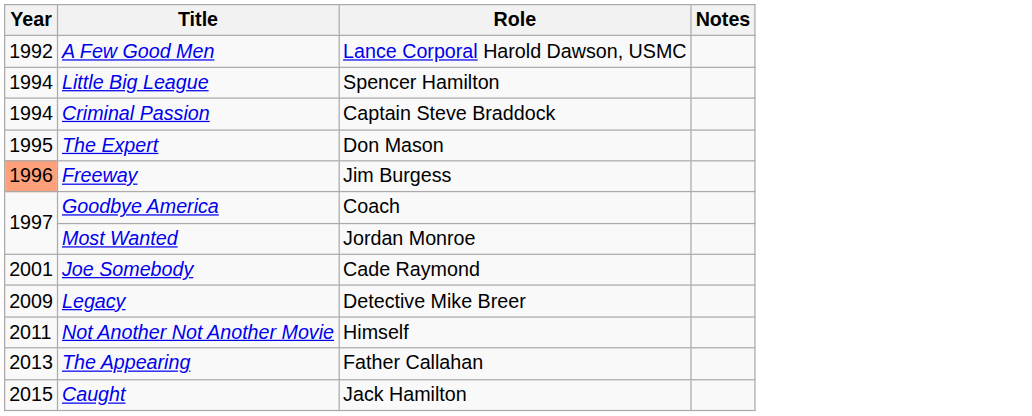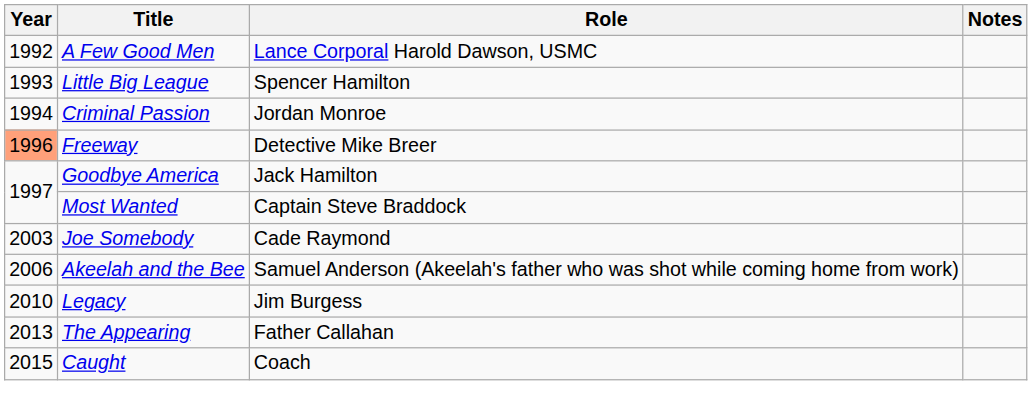(31, 82) 1994 -> (31, 82) 1993
(449, 113) Captain Steve Braddock -> (320, 113) Jordan Monroe
- row: (110, 144)
(397, 176) Jim Burgess -> (345, 144) Detective Mike Breer
(372, 207) Coach -> (316, 176) Jack Hamilton
(409, 238) Jordan Monroe -> (360, 207) Captain Steve Braddock
(31, 269) 2001 -> (31, 238) 2003
+ row: (153, 269)
(31, 301) 2009 -> (31, 301) 2010
(434, 301) Detective Mike Breer -> (308, 301) Jim Burgess
- row: (198, 332)
(405, 394) Jack Hamilton -> (282, 363) Coach
